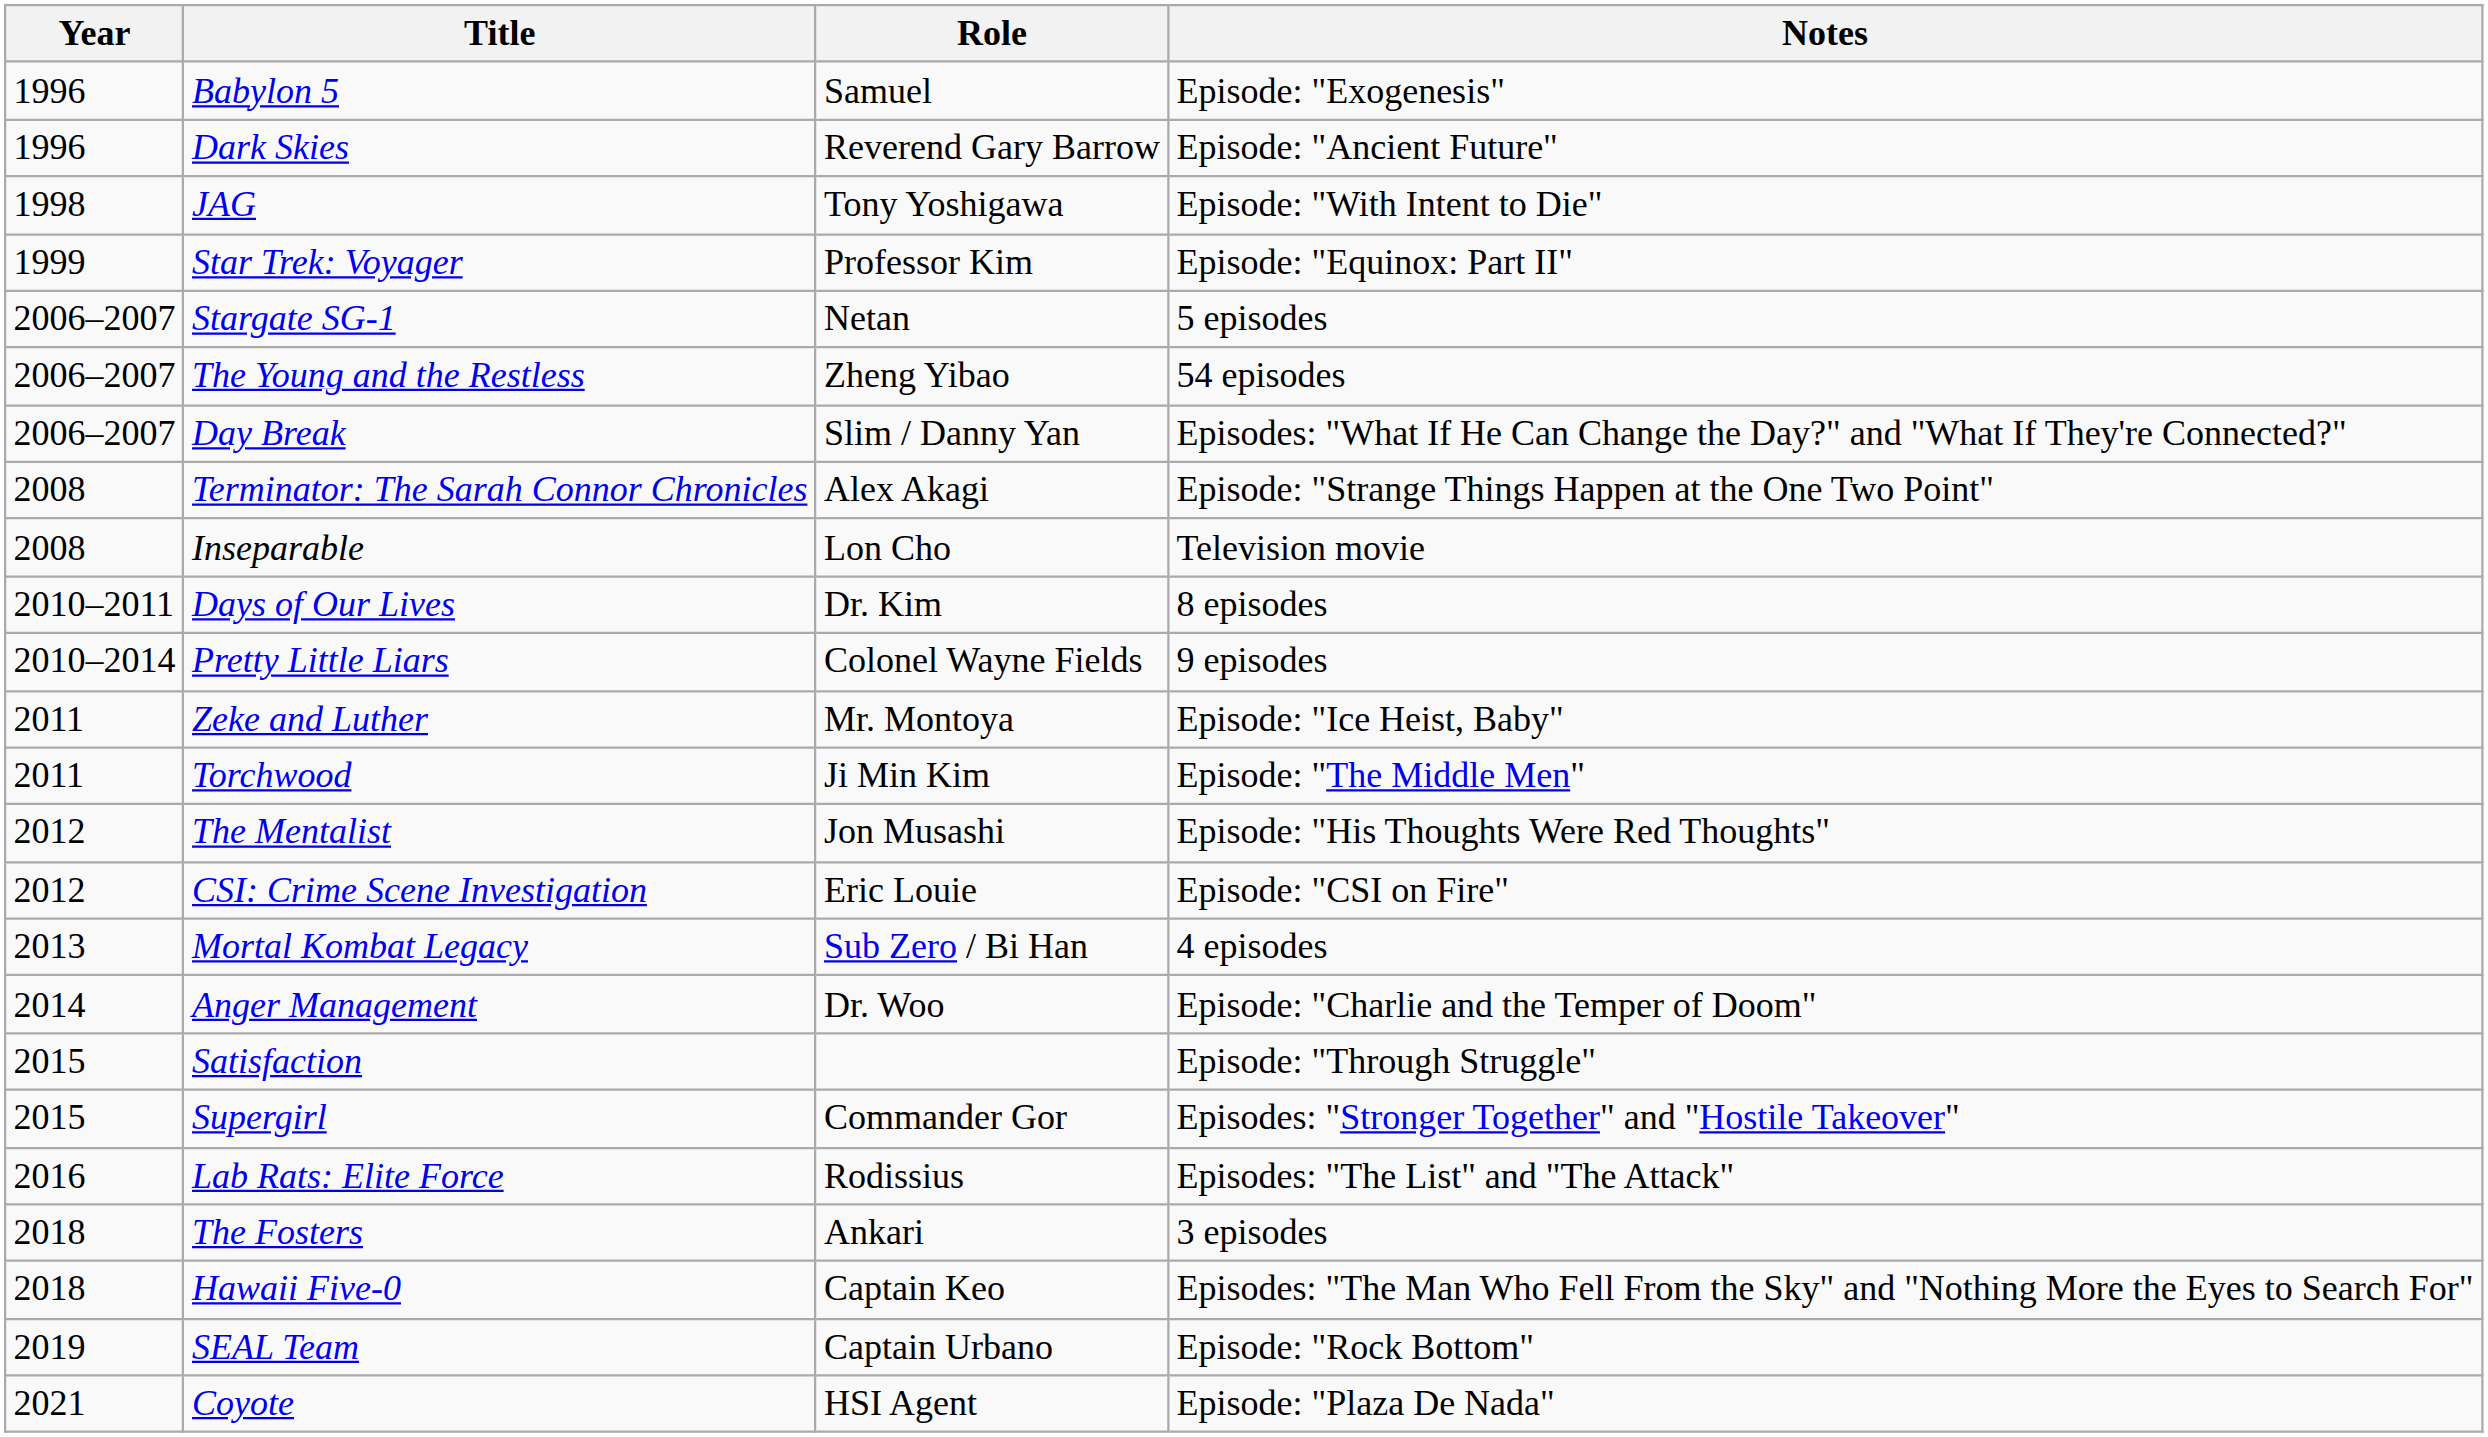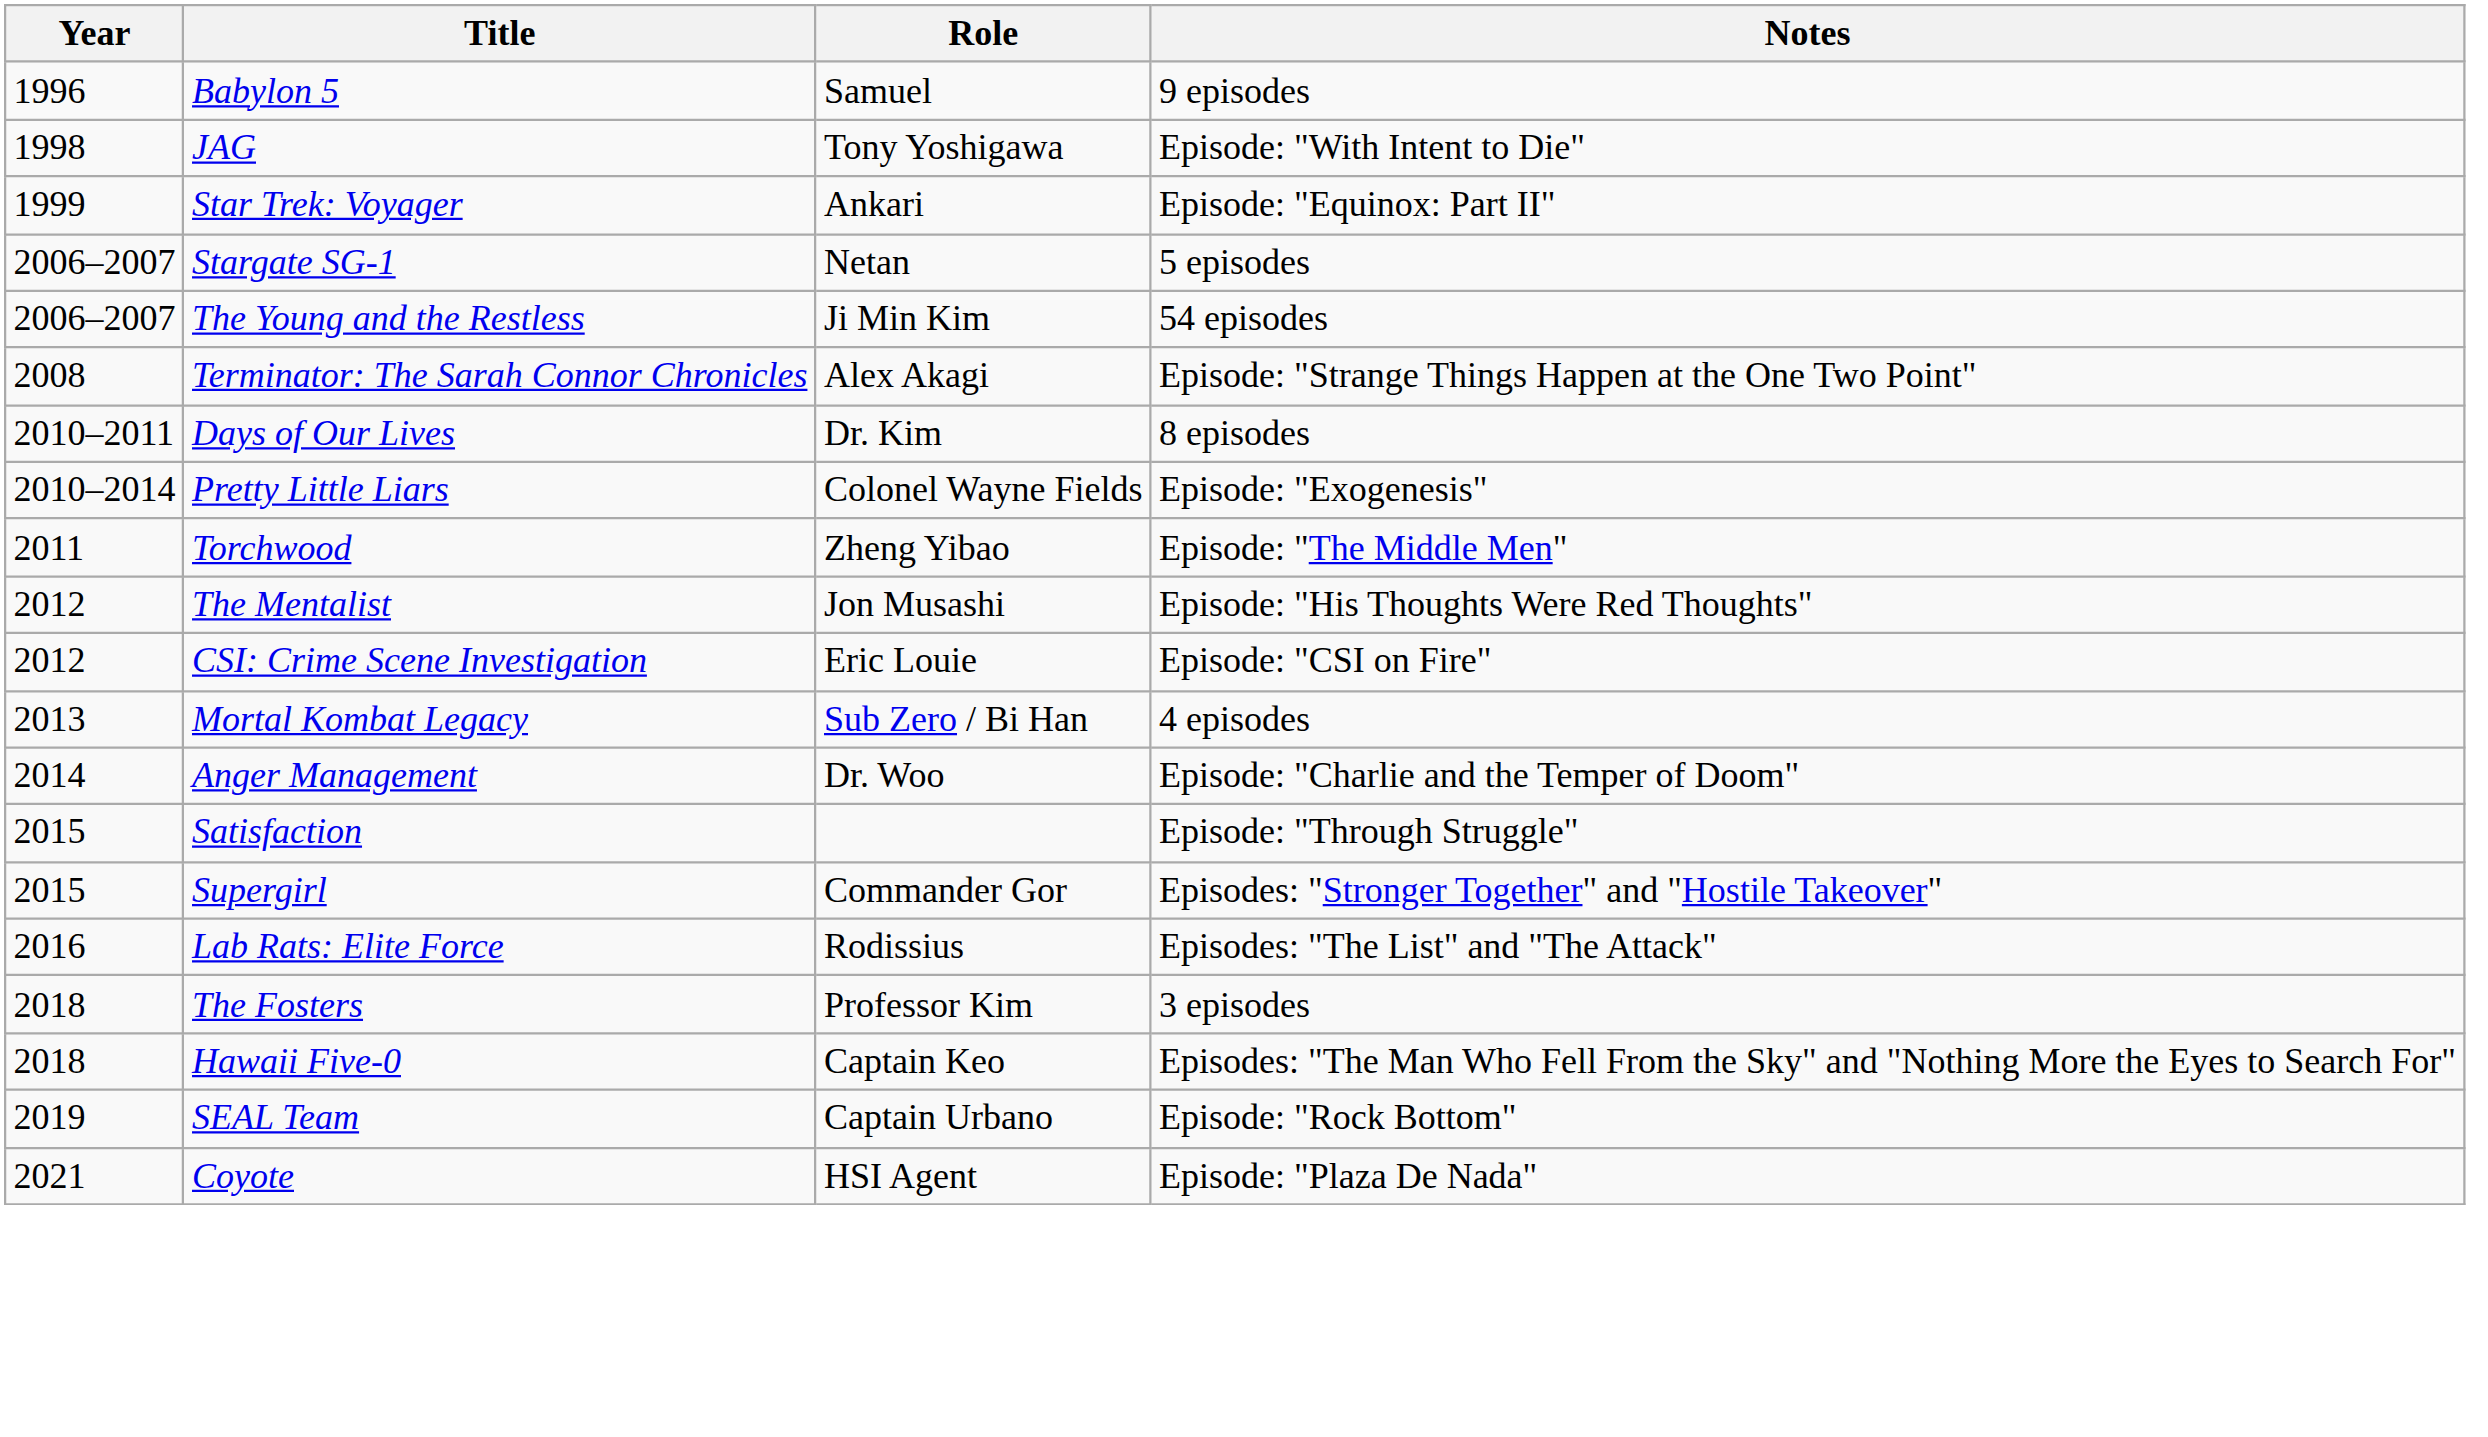(1341, 90) Episode: "Exogenesis" -> (1235, 90) 9 episodes
- row: (271, 147)
(929, 261) Professor Kim -> (874, 204) Ankari
(917, 375) Zheng Yibao -> (907, 318) Ji Min Kim
- row: (269, 432)
- row: (278, 546)
(1252, 661) 9 episodes -> (1323, 489) Episode: "Exogenesis"
- row: (310, 718)
(907, 775) Ji Min Kim -> (917, 546) Zheng Yibao
(874, 1232) Ankari -> (929, 1003) Professor Kim
